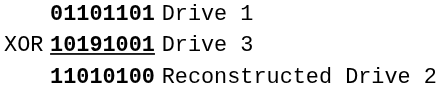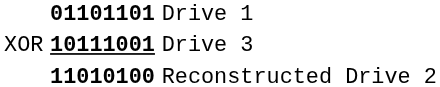(103, 46) 10191001 -> (103, 46) 10111001
